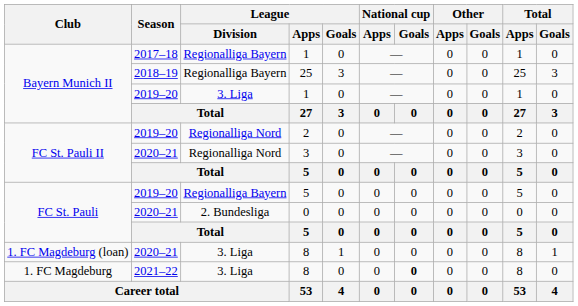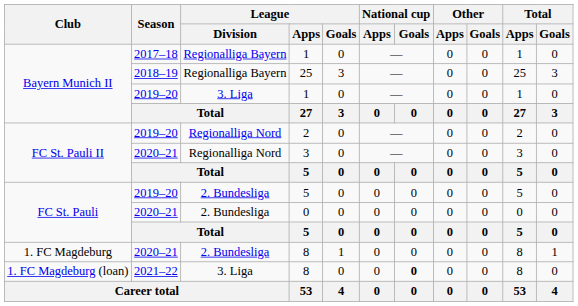(235, 192) Regionalliga Bayern -> (235, 192) 2. Bundesliga
(68, 251) 1. FC Magdeburg (loan) -> (68, 251) 1. FC Magdeburg
(235, 251) 3. Liga -> (235, 251) 2. Bundesliga
(68, 271) 1. FC Magdeburg -> (68, 271) 1. FC Magdeburg (loan)
